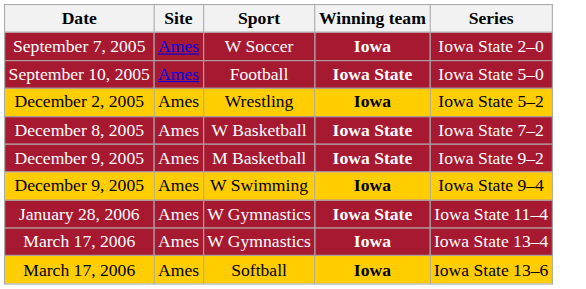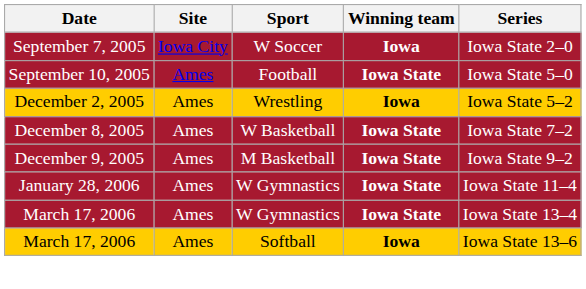(179, 46) Ames -> (193, 46) Iowa City
- row: (79, 185)
(372, 241) Iowa -> (401, 213) Iowa State
